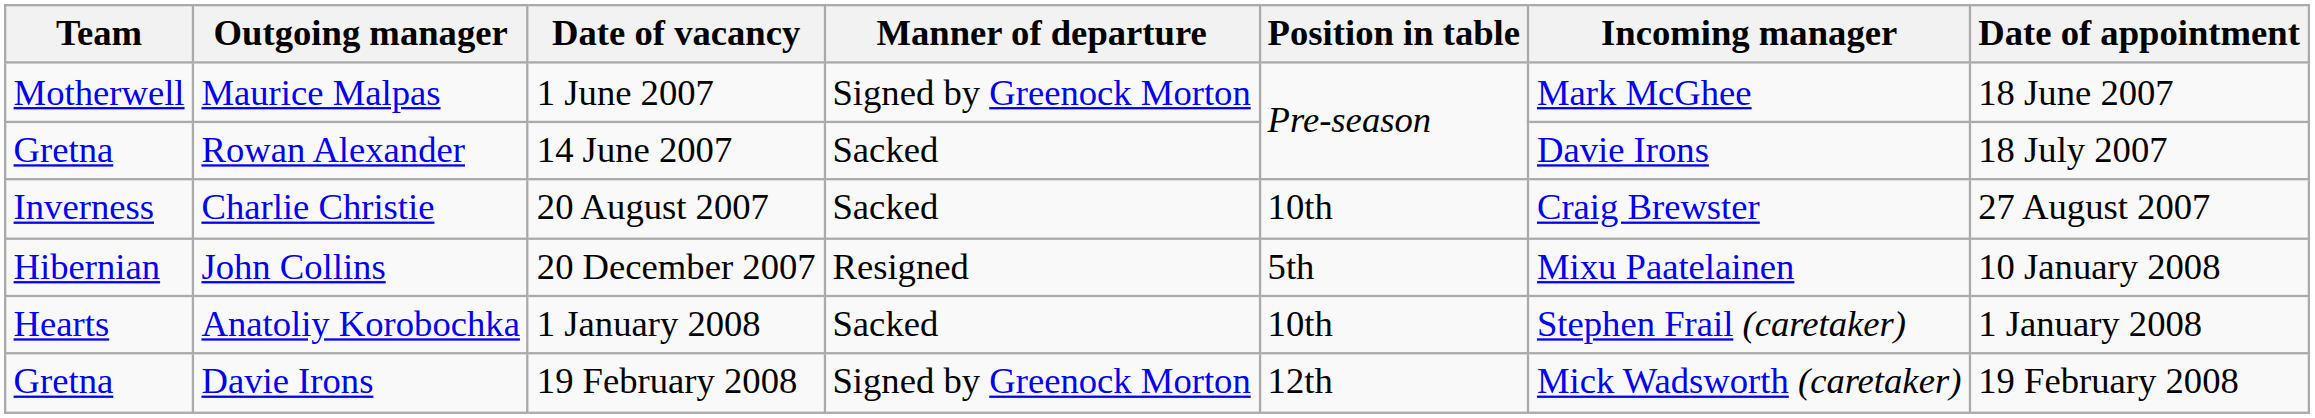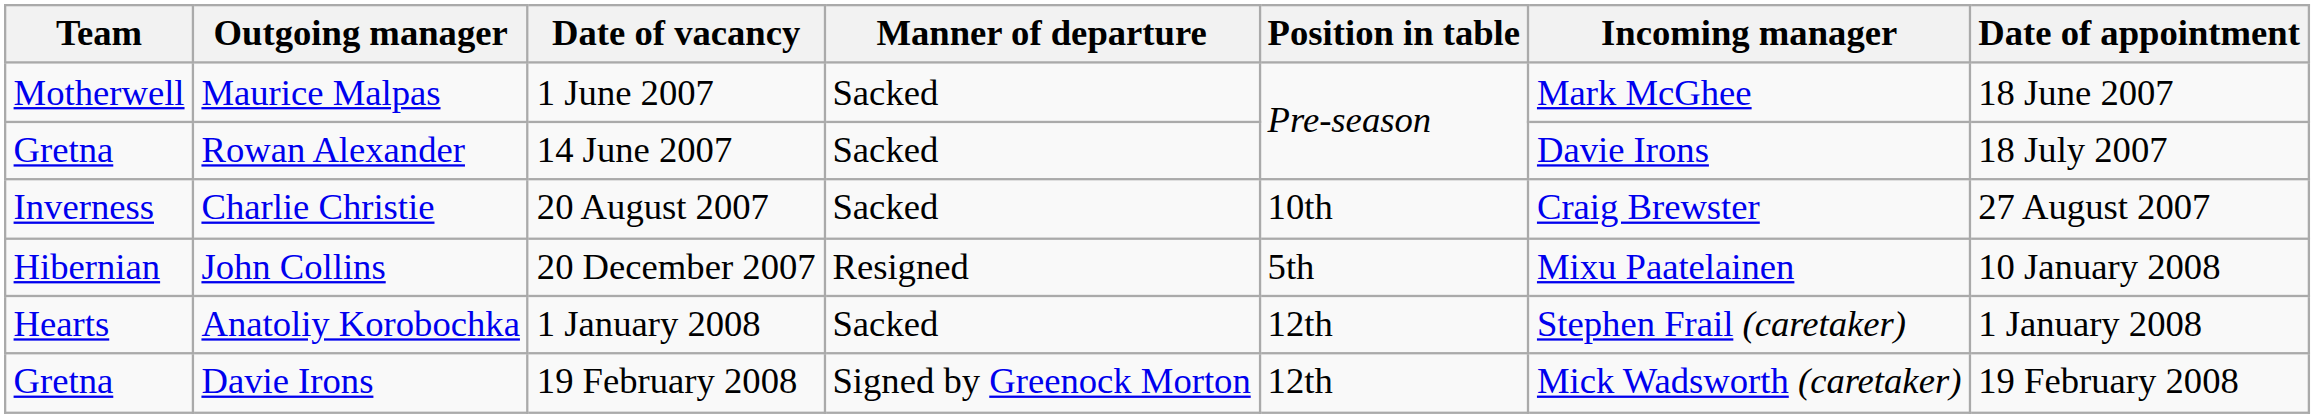(1042, 91) Signed by Greenock Morton -> (885, 91) Sacked
(1300, 324) 10th -> (1300, 324) 12th
